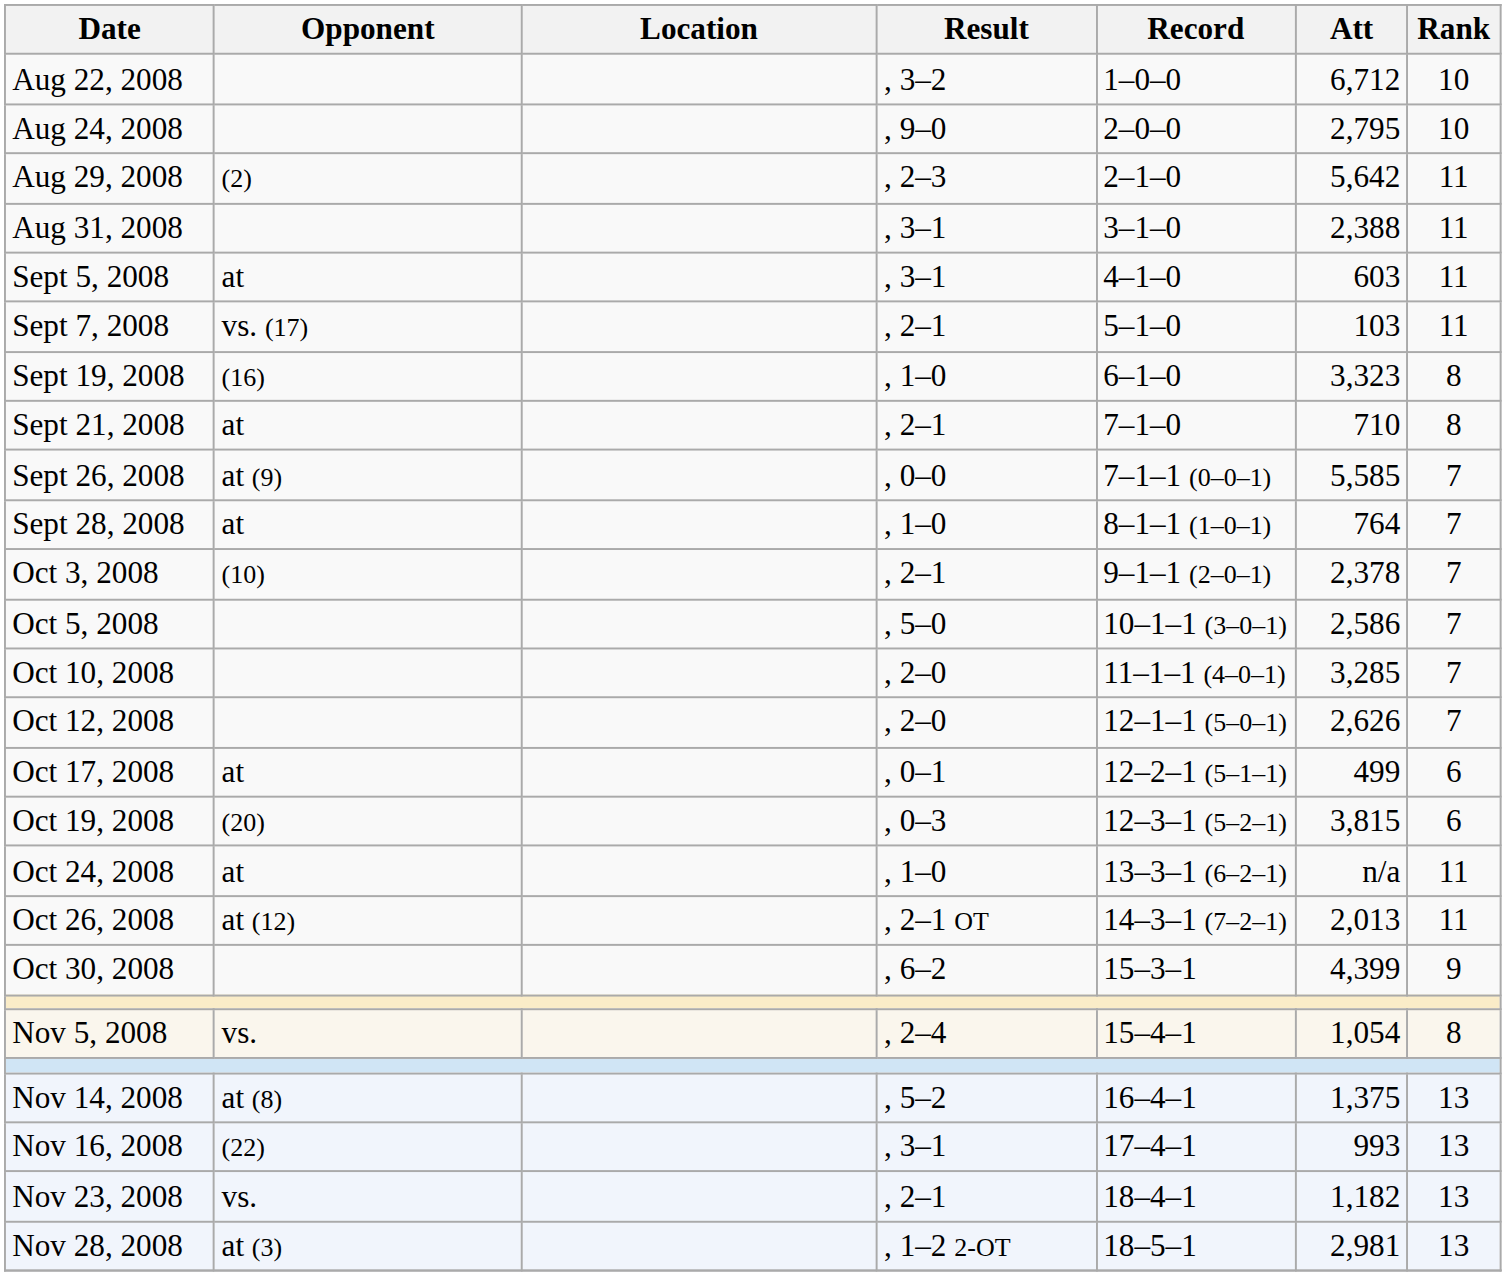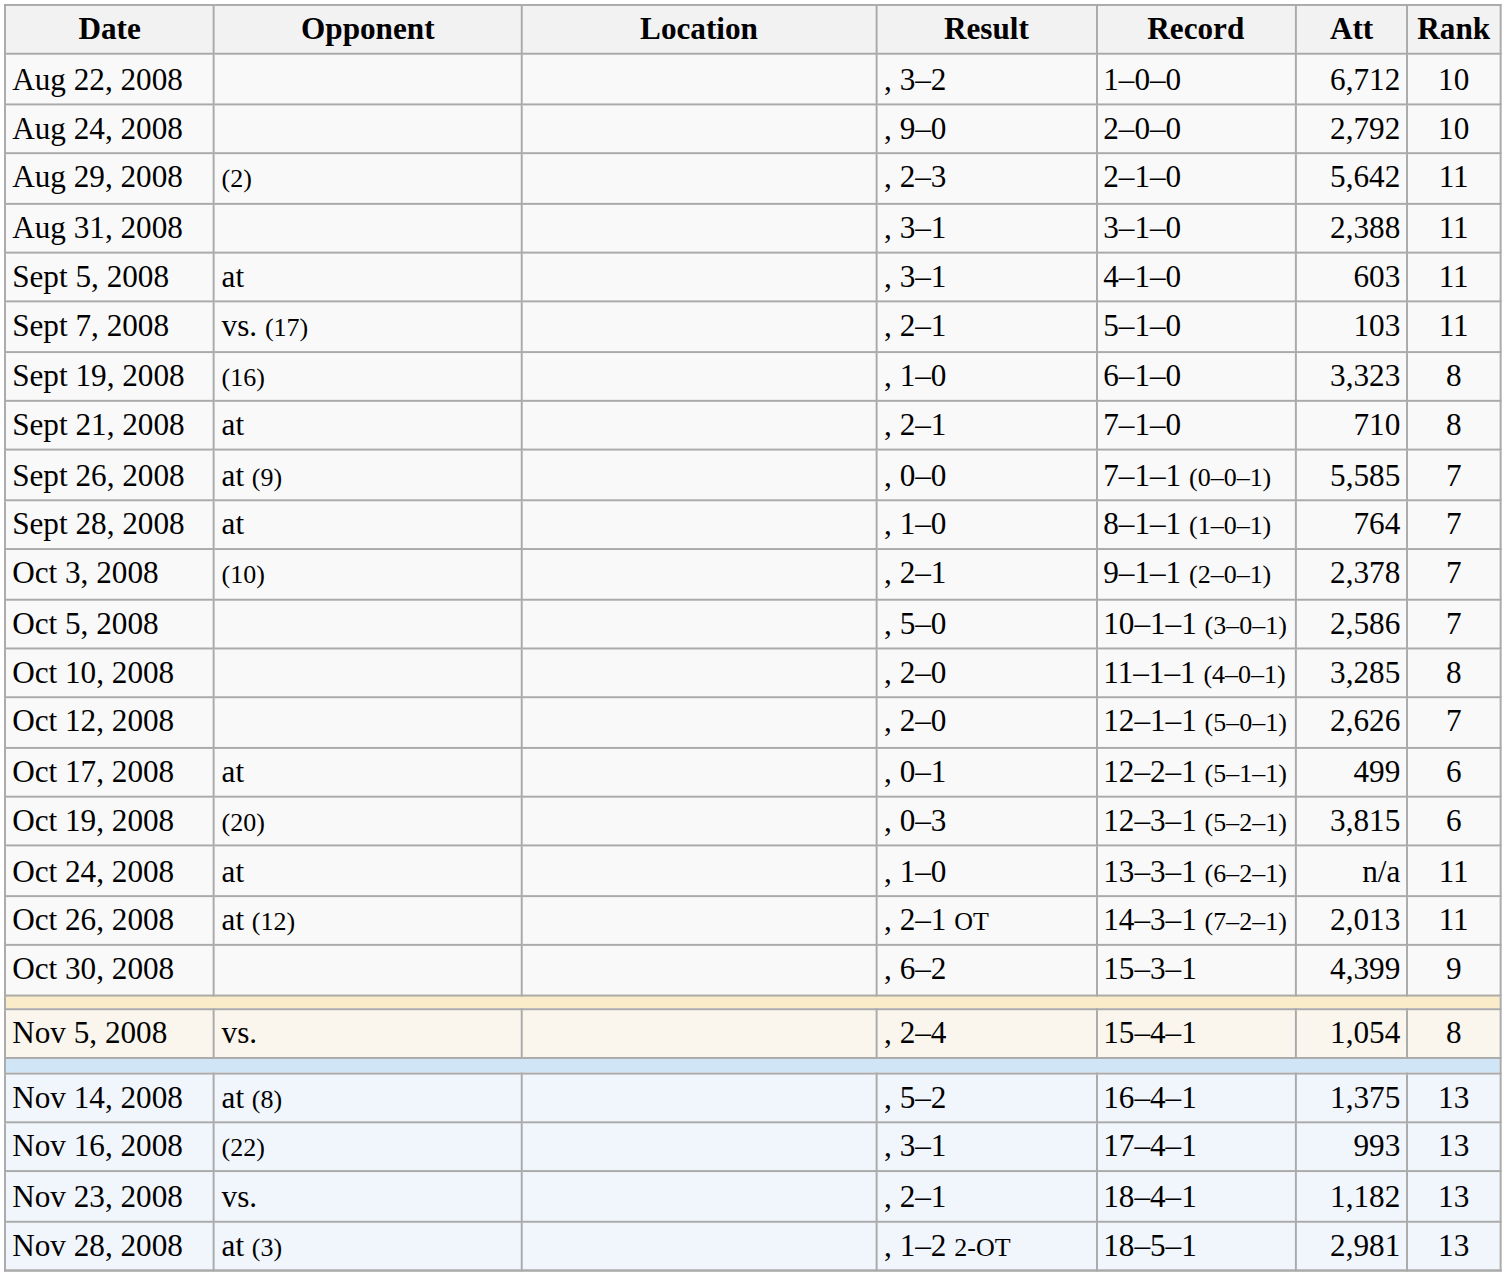(1365, 128) 2,795 -> (1365, 128) 2,792
(1454, 672) 7 -> (1454, 672) 8
